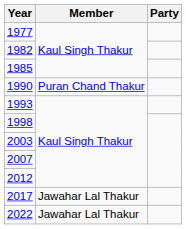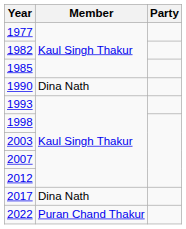(91, 86) Puran Chand Thakur -> (64, 86) Dina Nath
(88, 196) Jawahar Lal Thakur -> (64, 196) Dina Nath
(88, 214) Jawahar Lal Thakur -> (91, 214) Puran Chand Thakur
